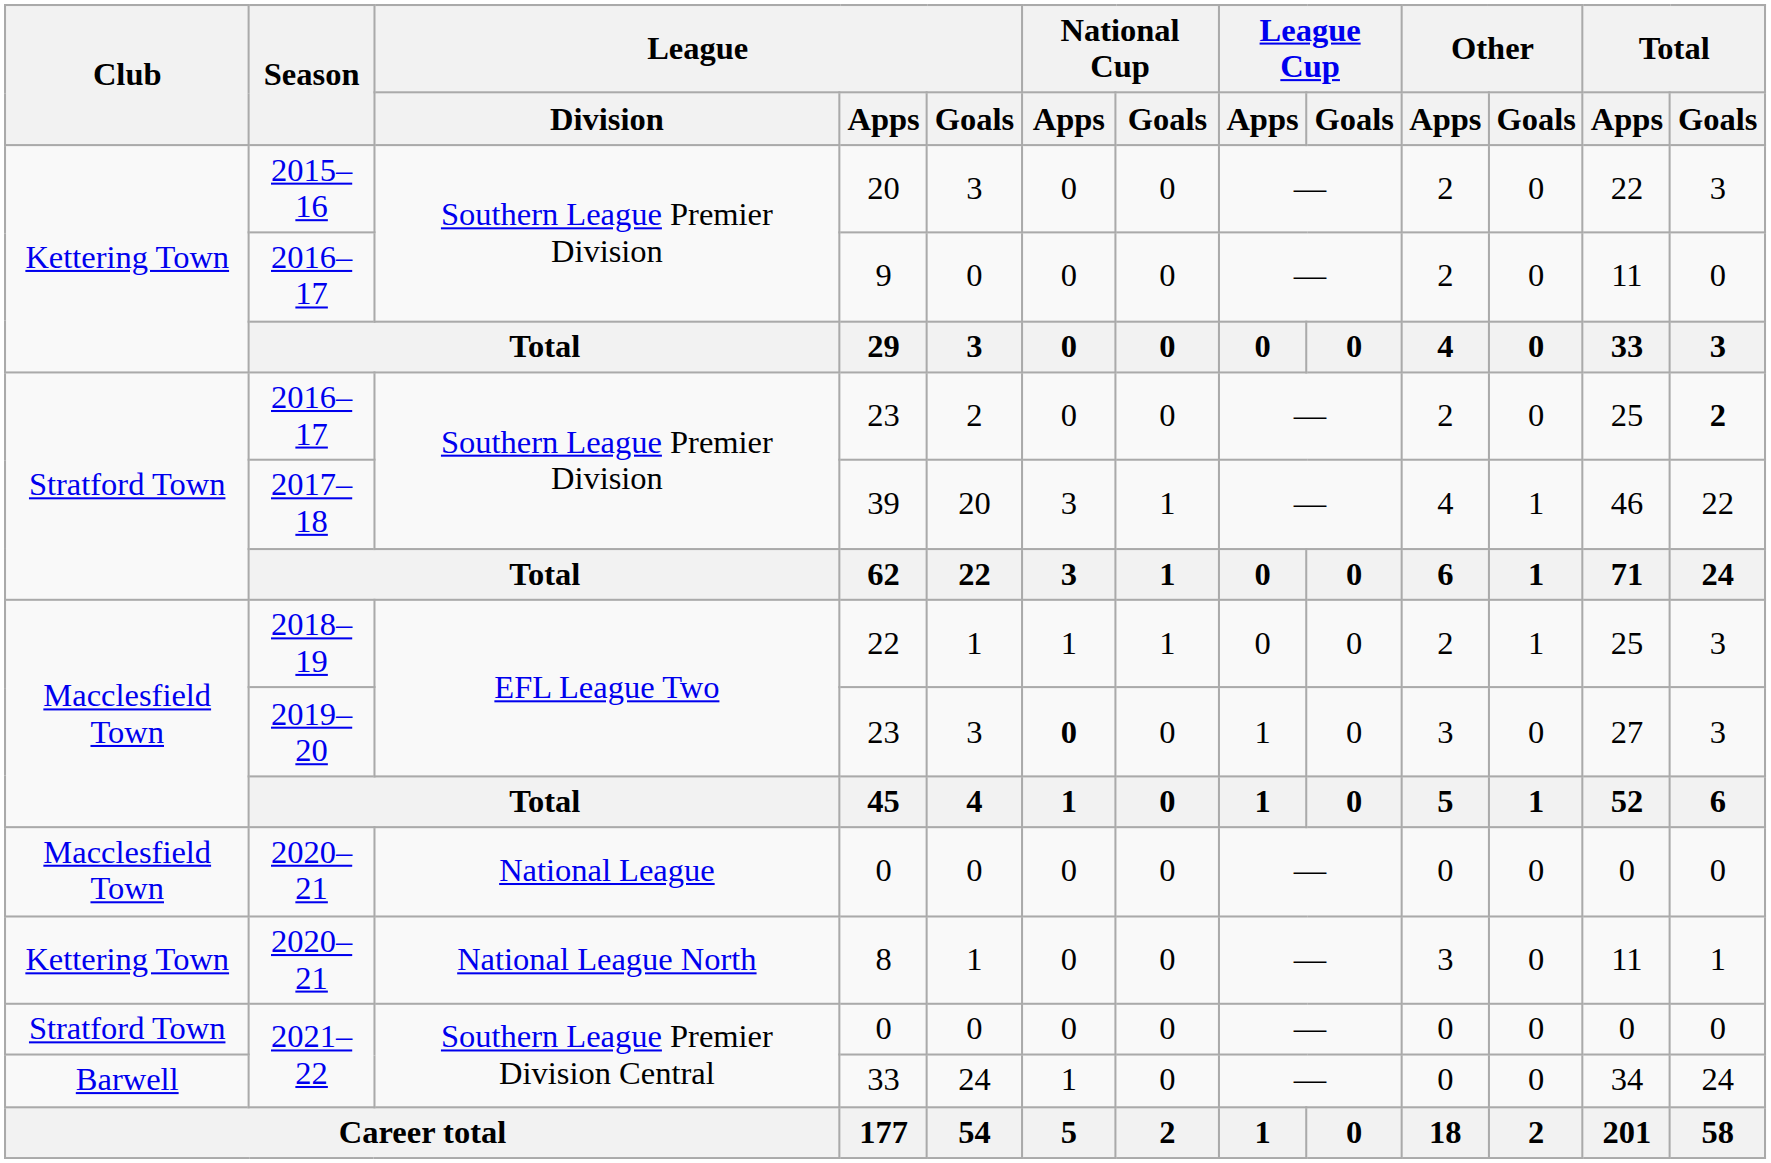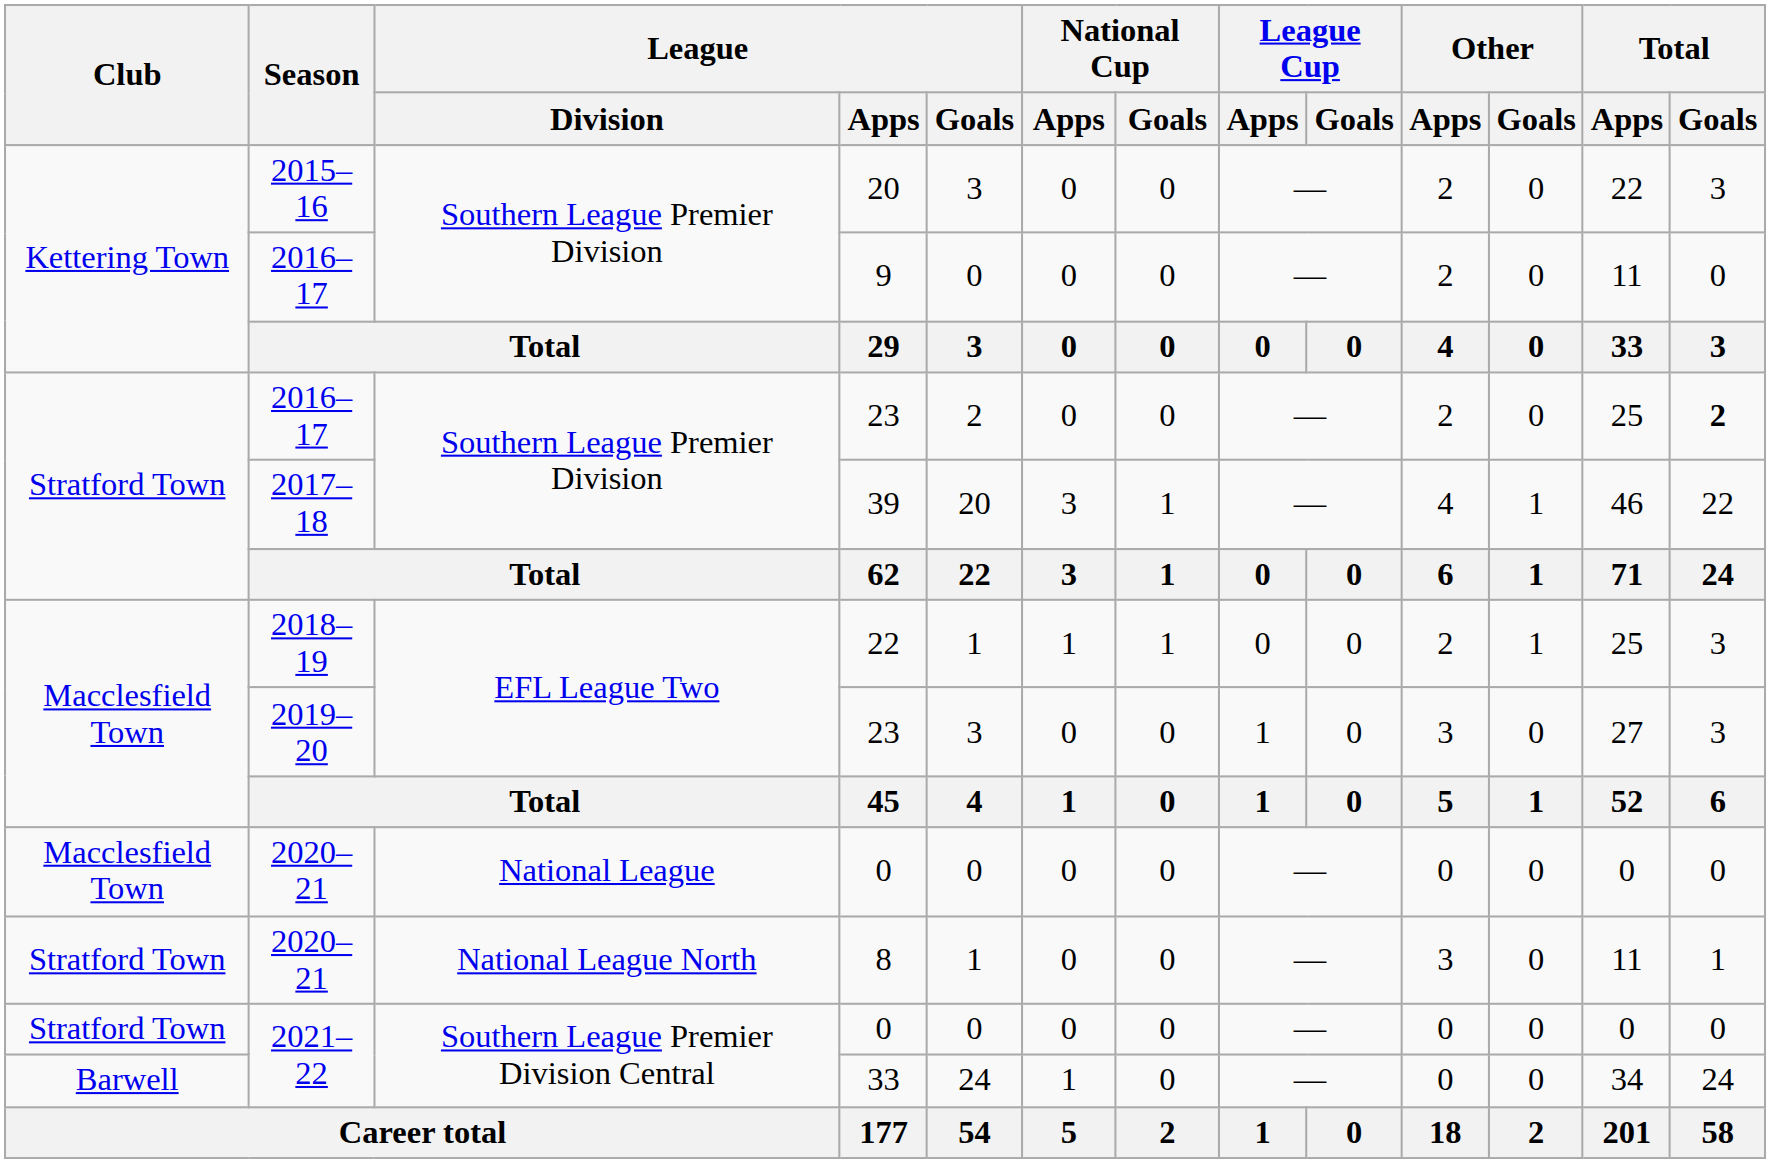(1069, 731) bold -> (1069, 731) normal
(127, 958) Kettering Town -> (127, 958) Stratford Town
